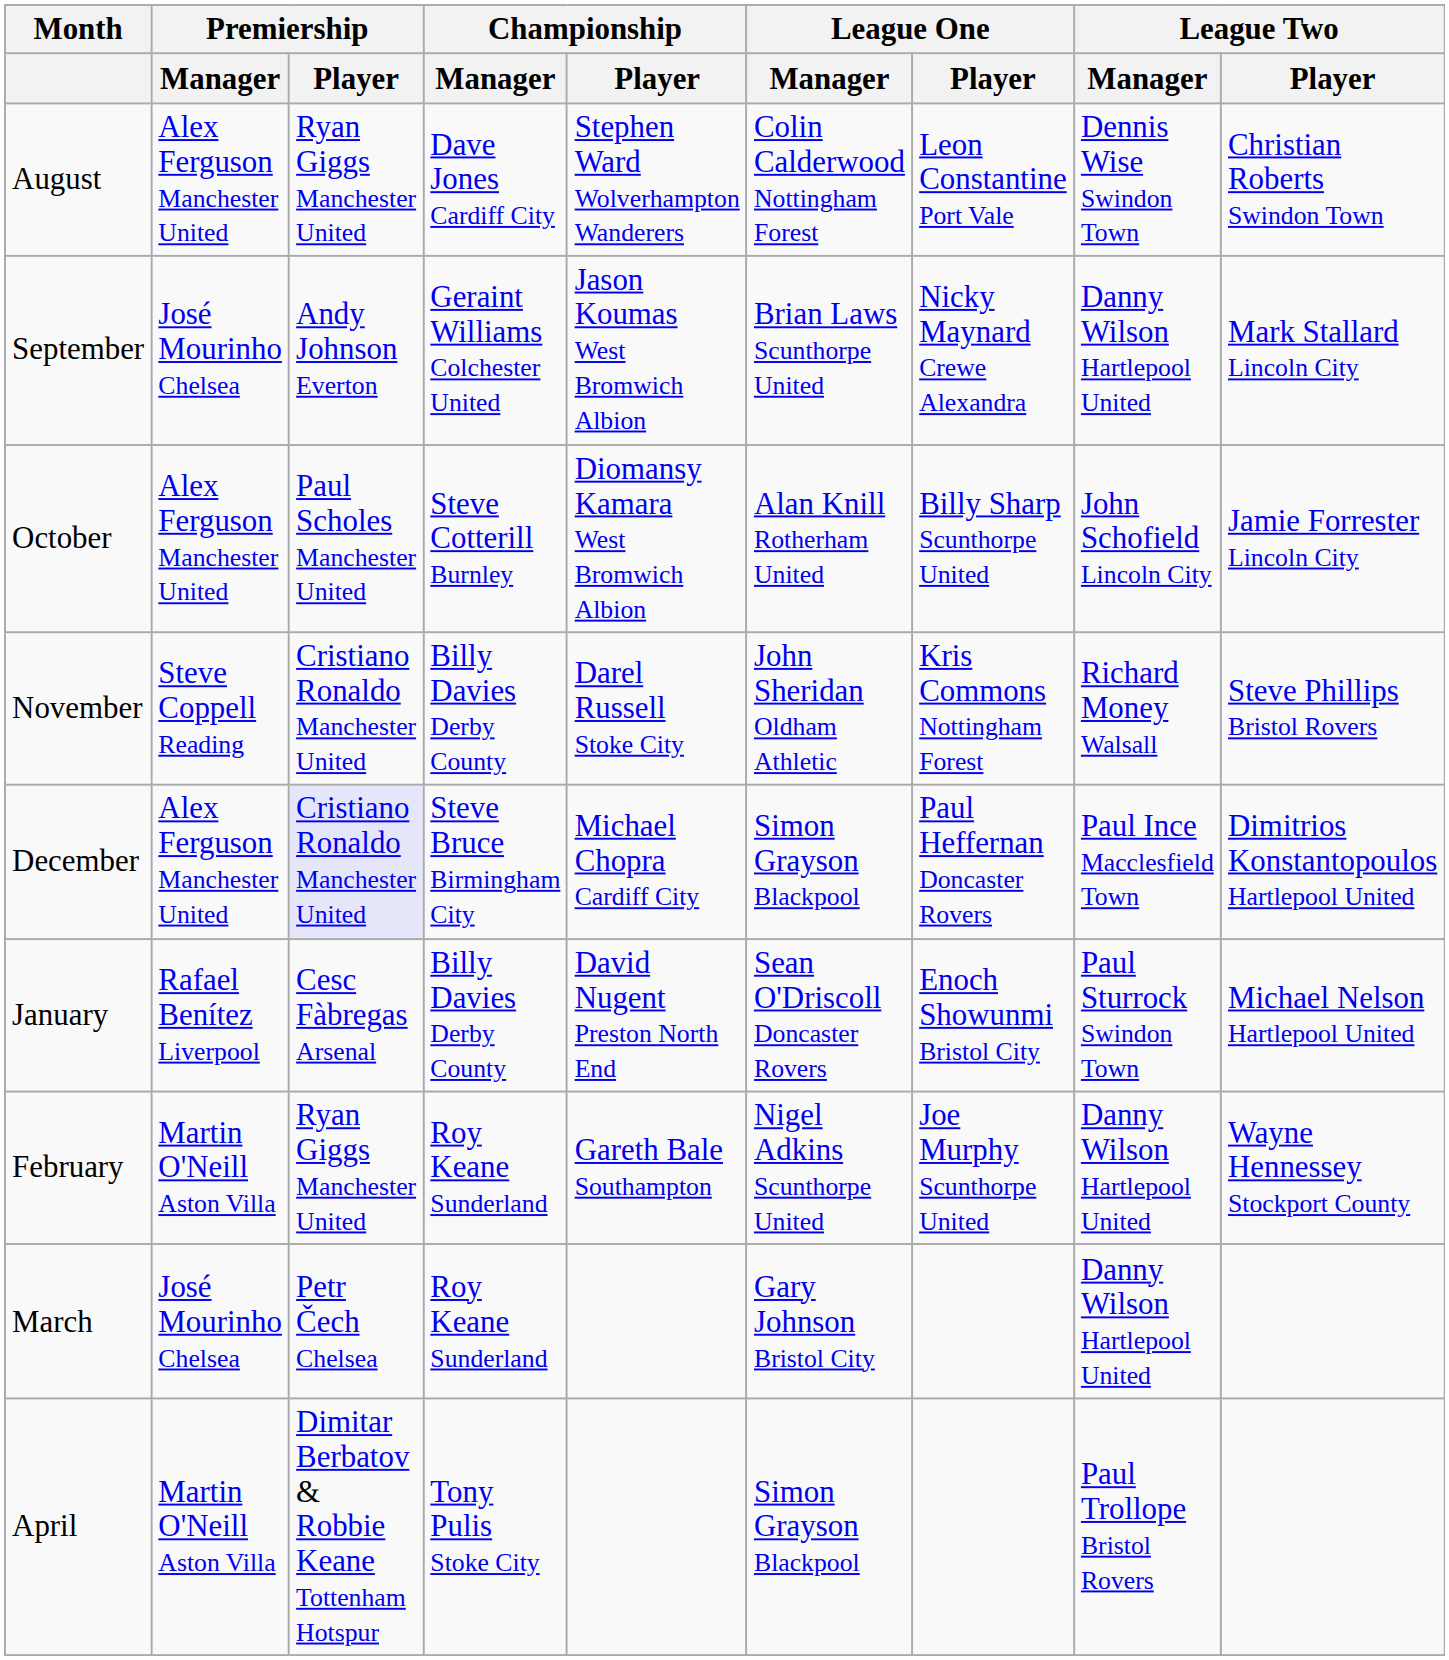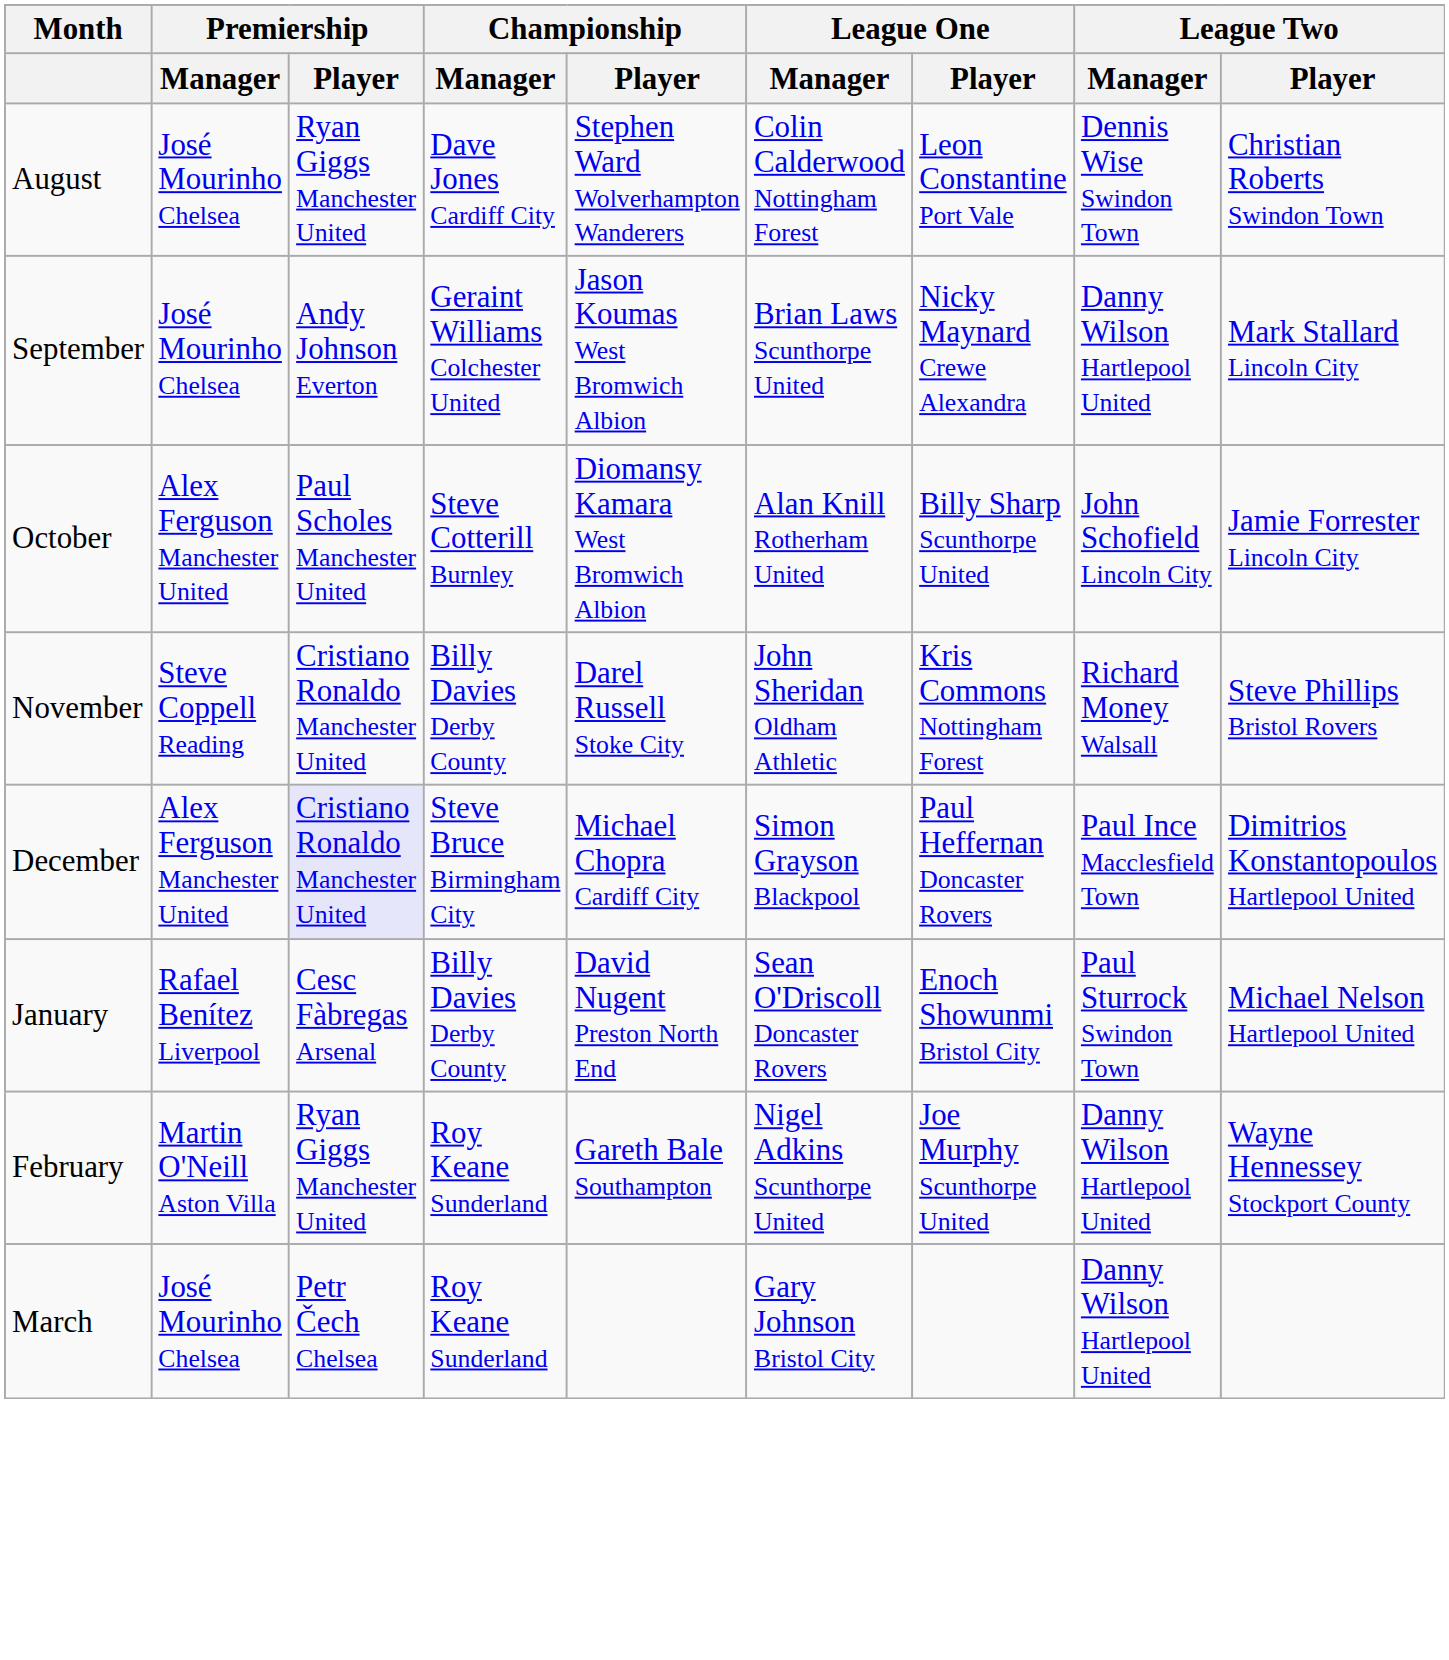(218, 179) Alex Ferguson Manchester United -> (220, 179) José Mourinho Chelsea
- row: (45, 1526)
